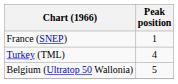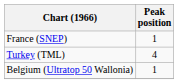(155, 70) 5 -> (155, 70) 1
